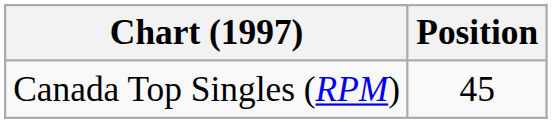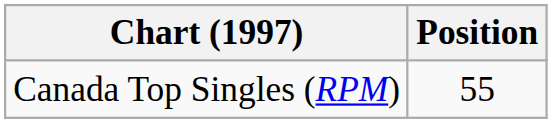(477, 88) 45 -> (477, 88) 55
